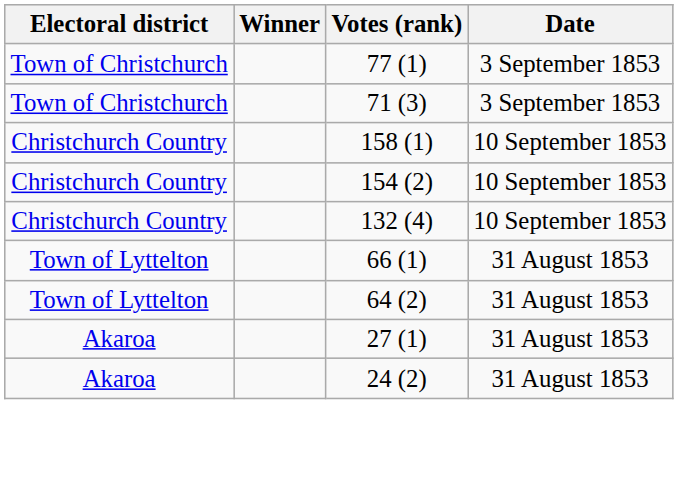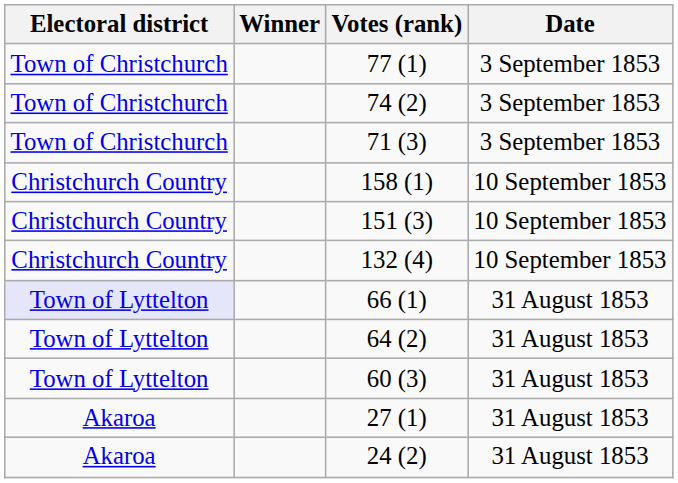+ row: (397, 102)
- row: (397, 181)
+ row: (397, 220)
(119, 260) no background -> (119, 299) lavender background
+ row: (397, 378)
